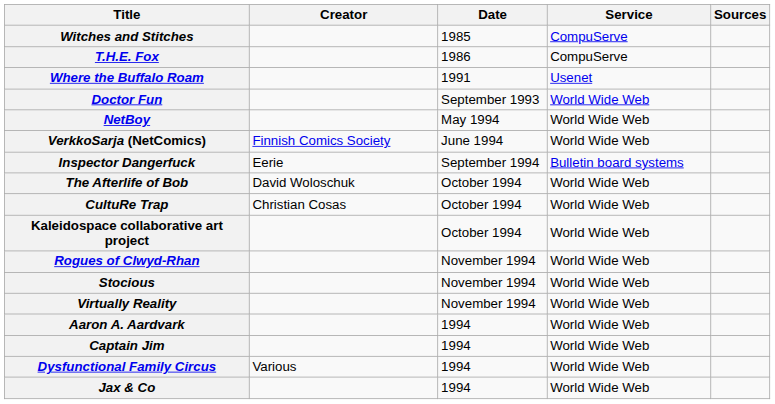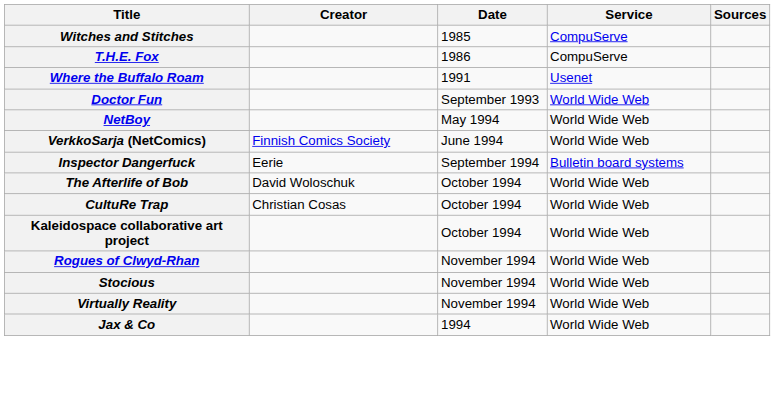- row: (127, 324)
- row: (127, 345)
- row: (127, 366)
